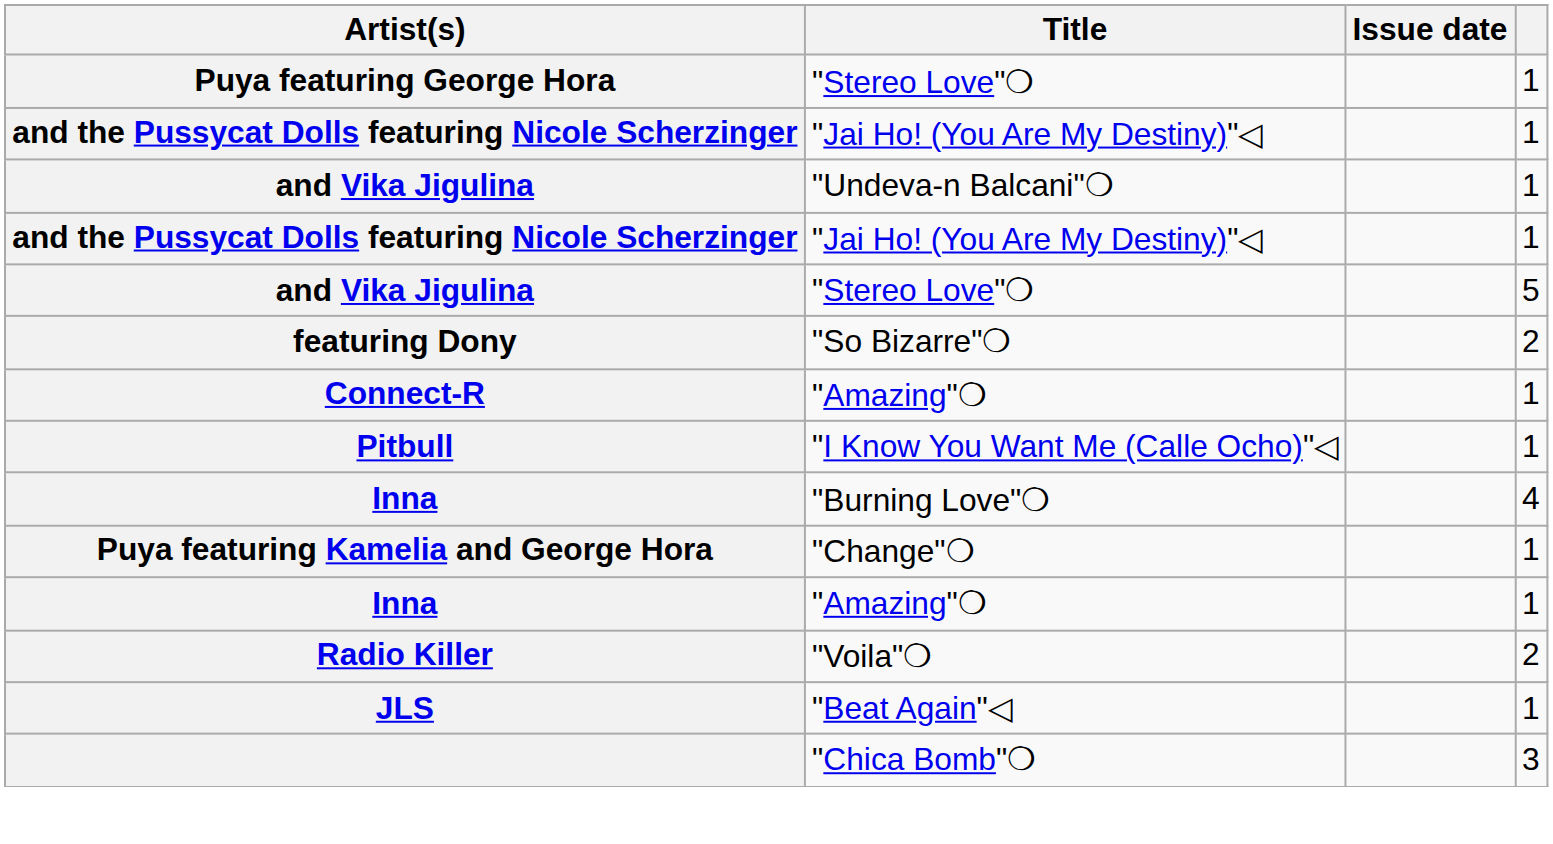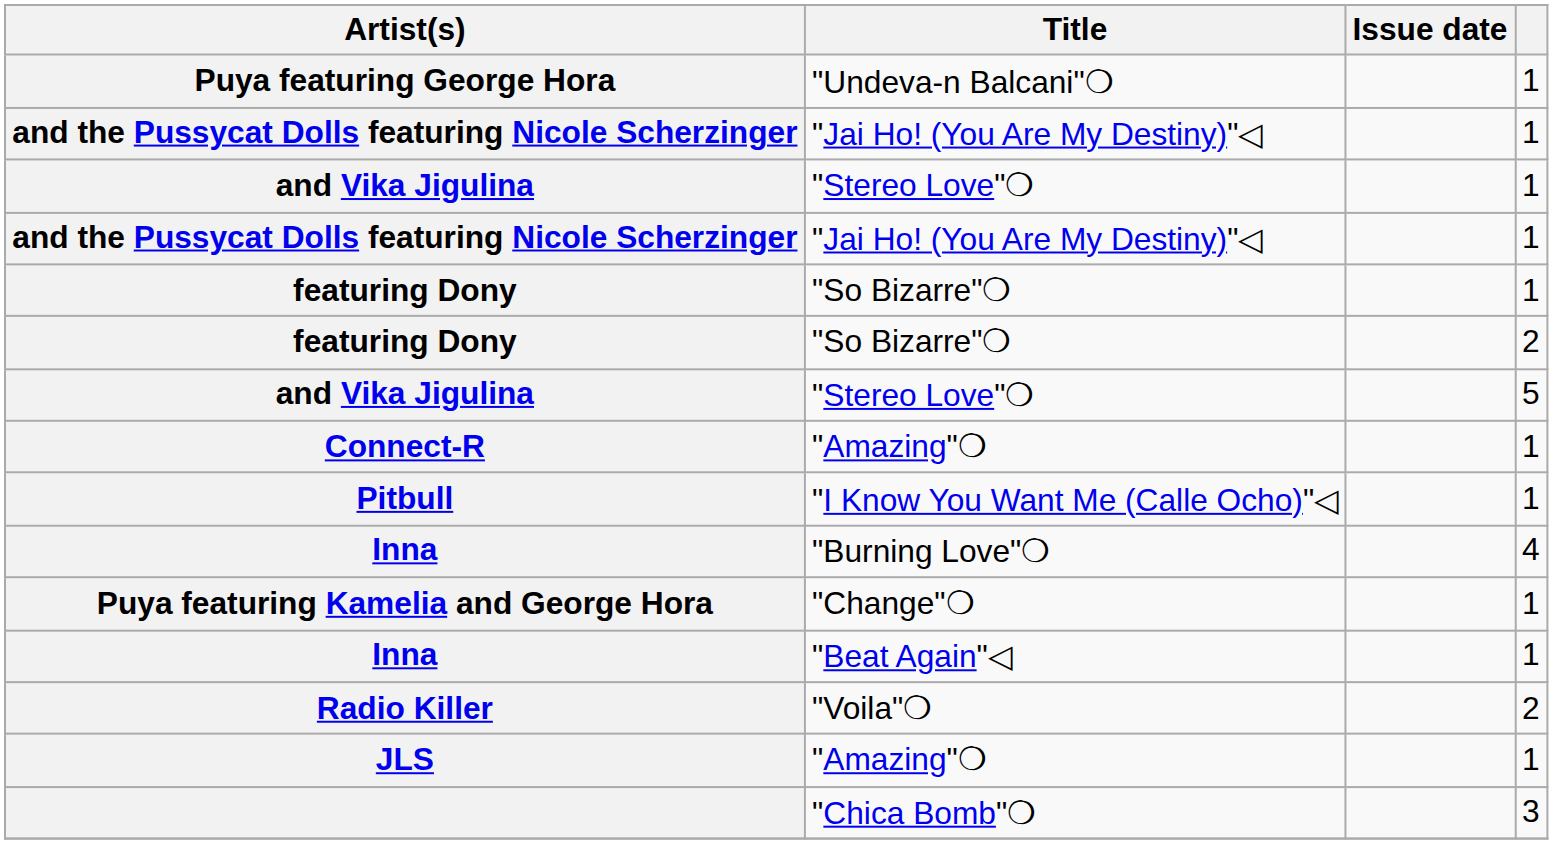(923, 81) "Stereo Love"❍ -> (962, 81) "Undeva-n Balcani"❍
(962, 186) "Undeva-n Balcani"❍ -> (923, 186) "Stereo Love"❍
+ row: (405, 289)
rows swapped: (405, 289) <-> (405, 341)
(899, 604) "Amazing"❍ -> (912, 656) "Beat Again"◁
(912, 708) "Beat Again"◁ -> (899, 760) "Amazing"❍
